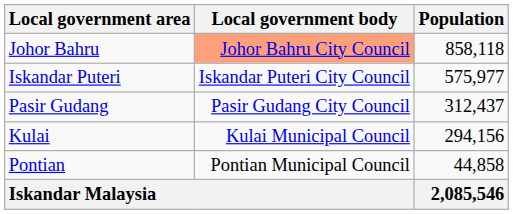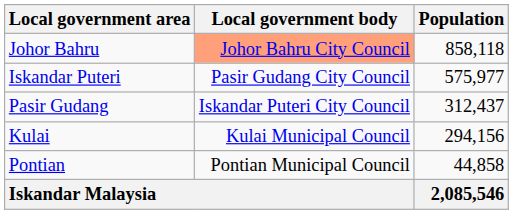(304, 77) Iskandar Puteri City Council -> (311, 77) Pasir Gudang City Council
(311, 106) Pasir Gudang City Council -> (304, 106) Iskandar Puteri City Council
